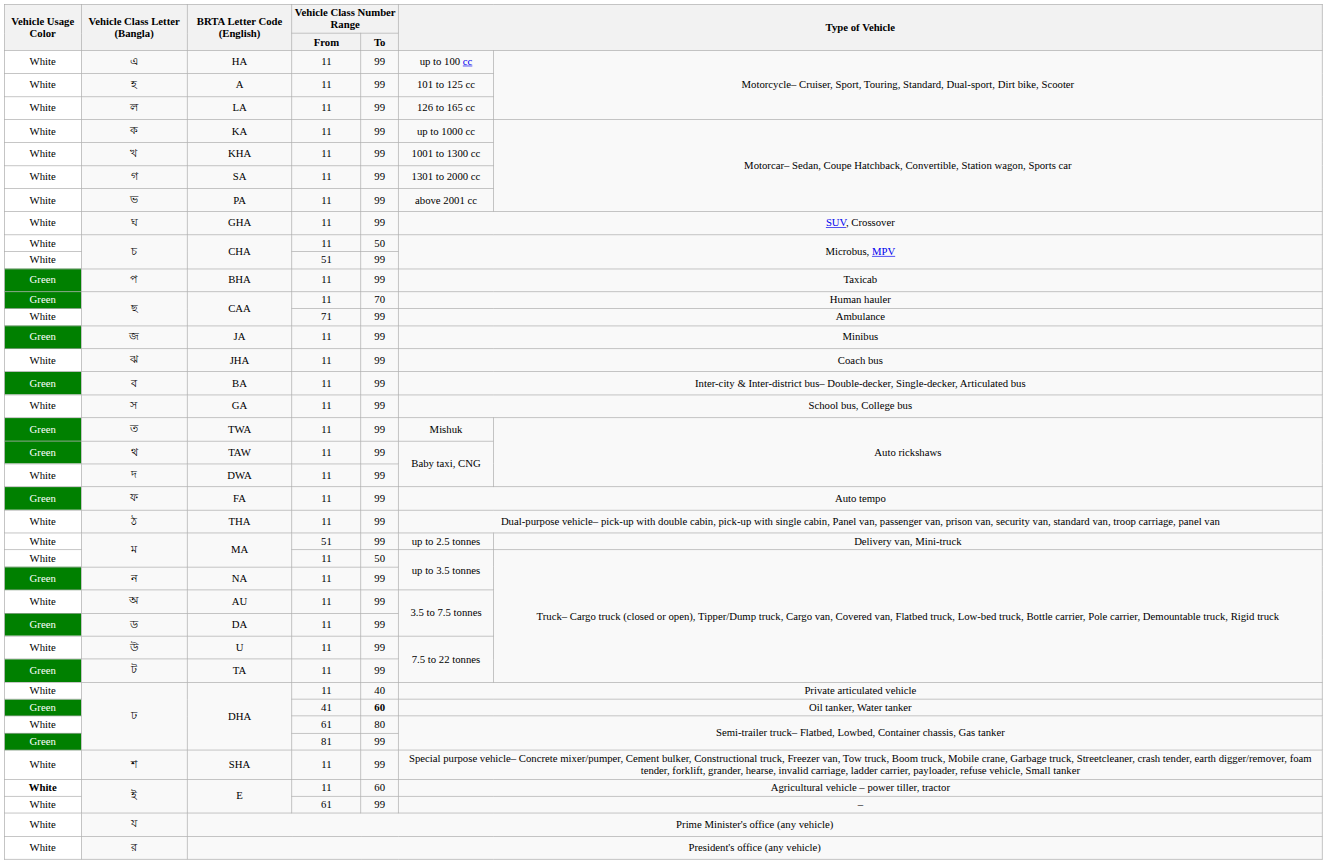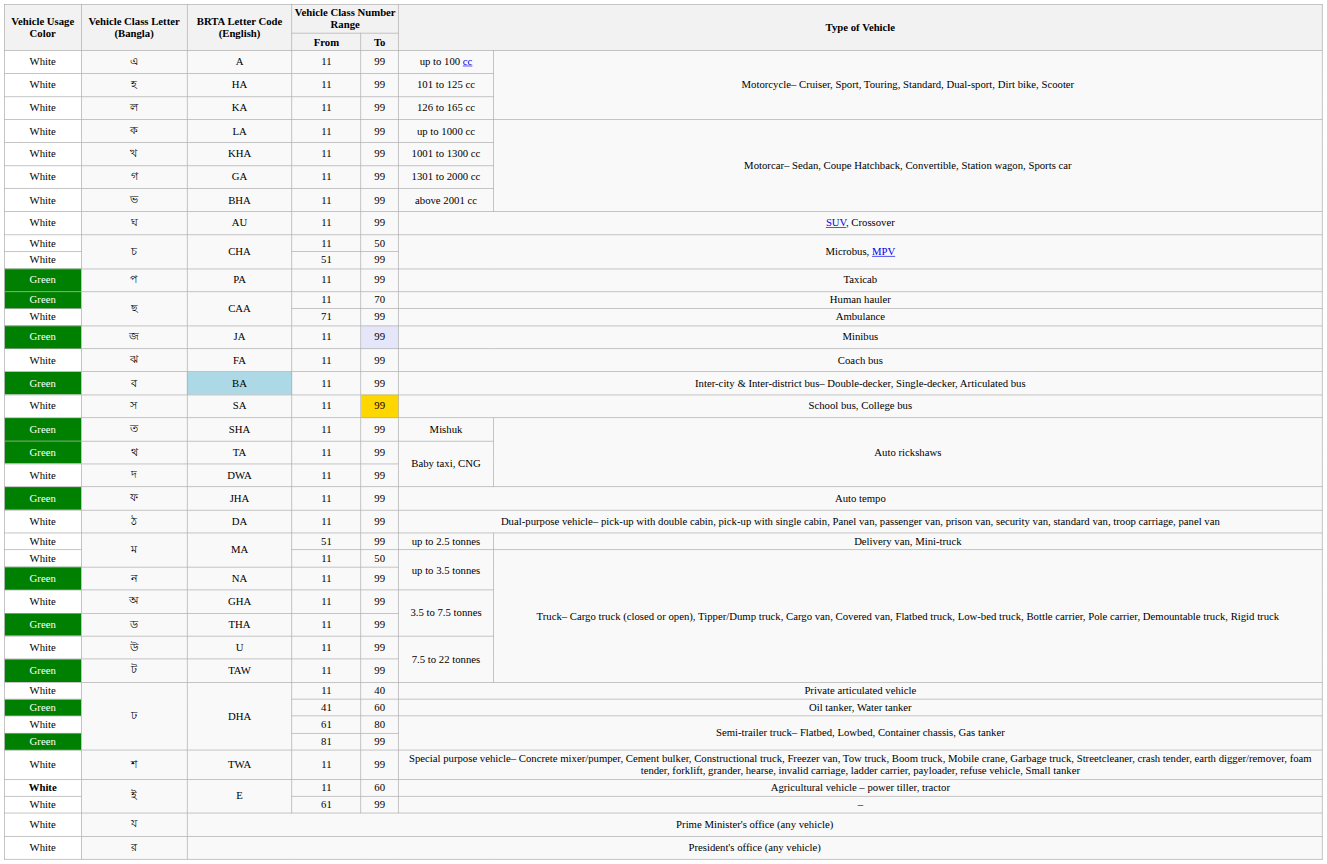(240, 62) HA -> (240, 62) A
(240, 85) A -> (240, 85) HA
(240, 108) LA -> (240, 108) KA
(240, 131) KA -> (240, 131) LA
(240, 177) SA -> (240, 177) GA
(240, 200) PA -> (240, 200) BHA
(240, 223) GHA -> (240, 223) AU
(240, 280) BHA -> (240, 280) PA
(380, 337) no background -> (380, 337) lavender background
(240, 360) JHA -> (240, 360) FA
(240, 383) no background -> (240, 383) lightblue background
(240, 406) GA -> (240, 406) SA
(380, 406) no background -> (380, 406) gold background
(240, 429) TWA -> (240, 429) SHA
(240, 452) TAW -> (240, 452) TA
(240, 498) FA -> (240, 498) JHA
(240, 521) THA -> (240, 521) DA
(240, 601) AU -> (240, 601) GHA
(240, 624) DA -> (240, 624) THA
(240, 670) TA -> (240, 670) TAW
(380, 707) bold -> (380, 707) normal
(240, 764) SHA -> (240, 764) TWA
